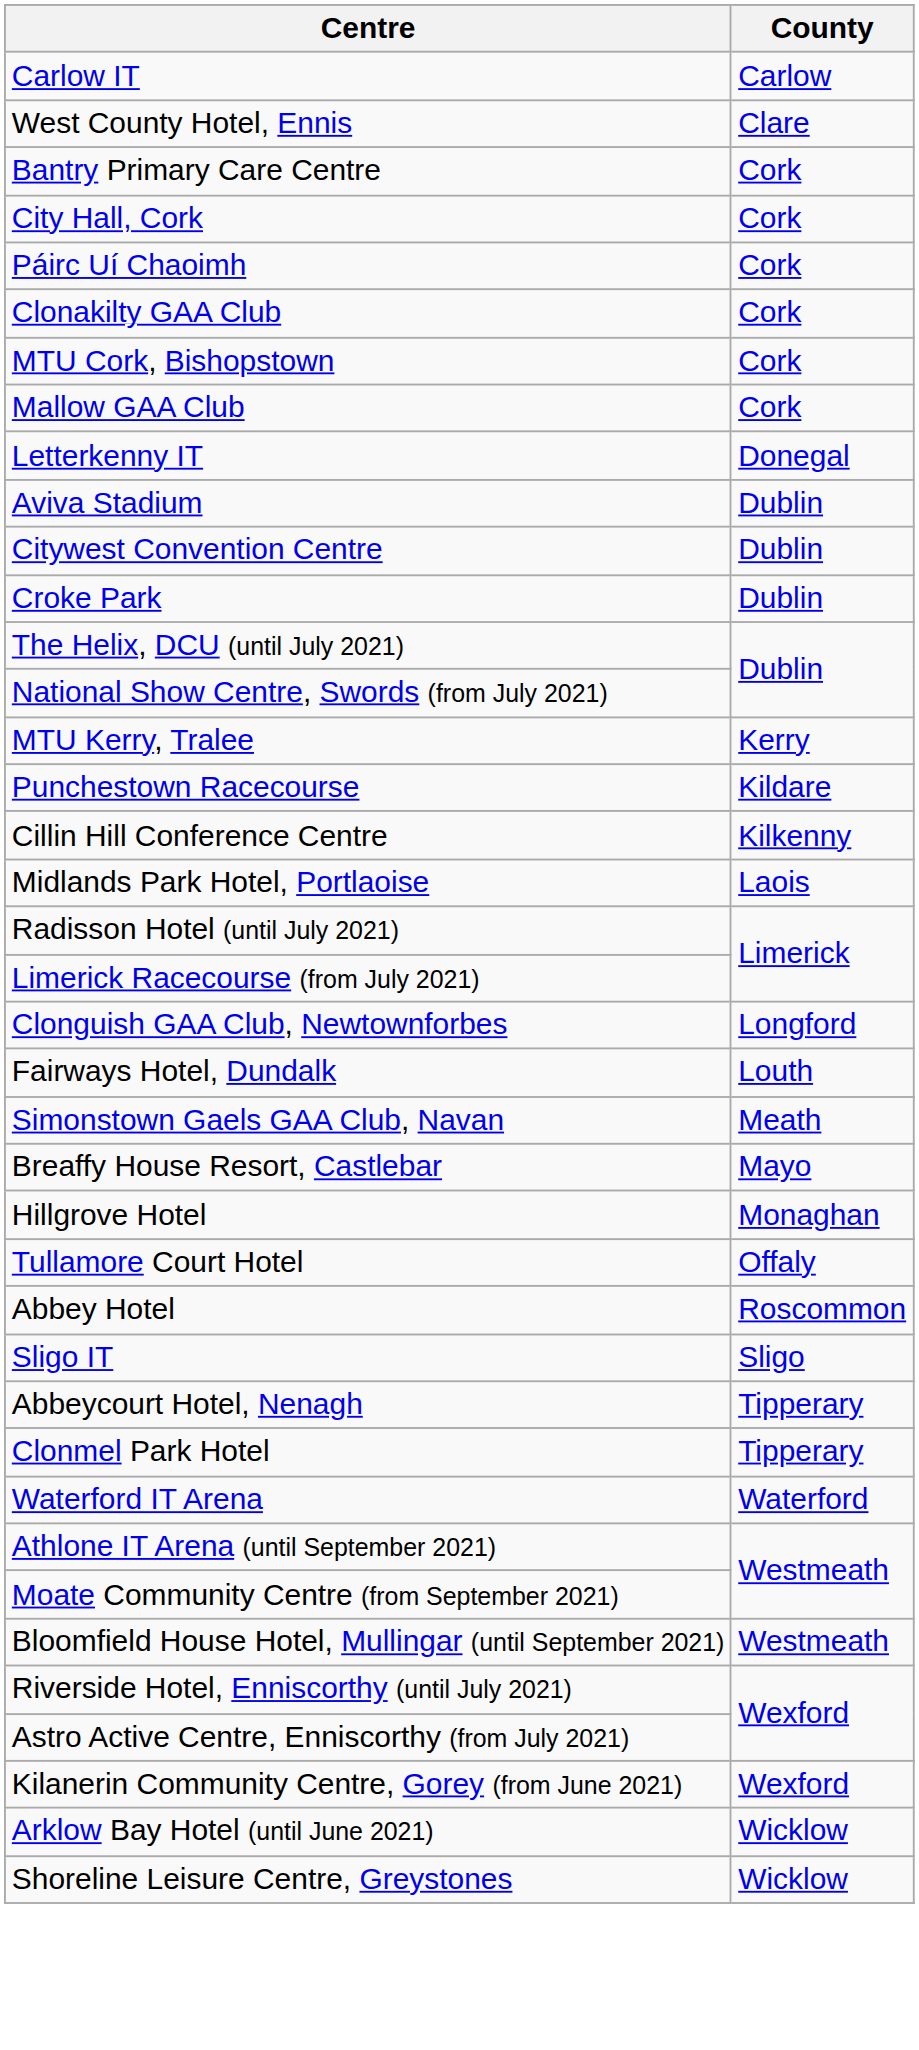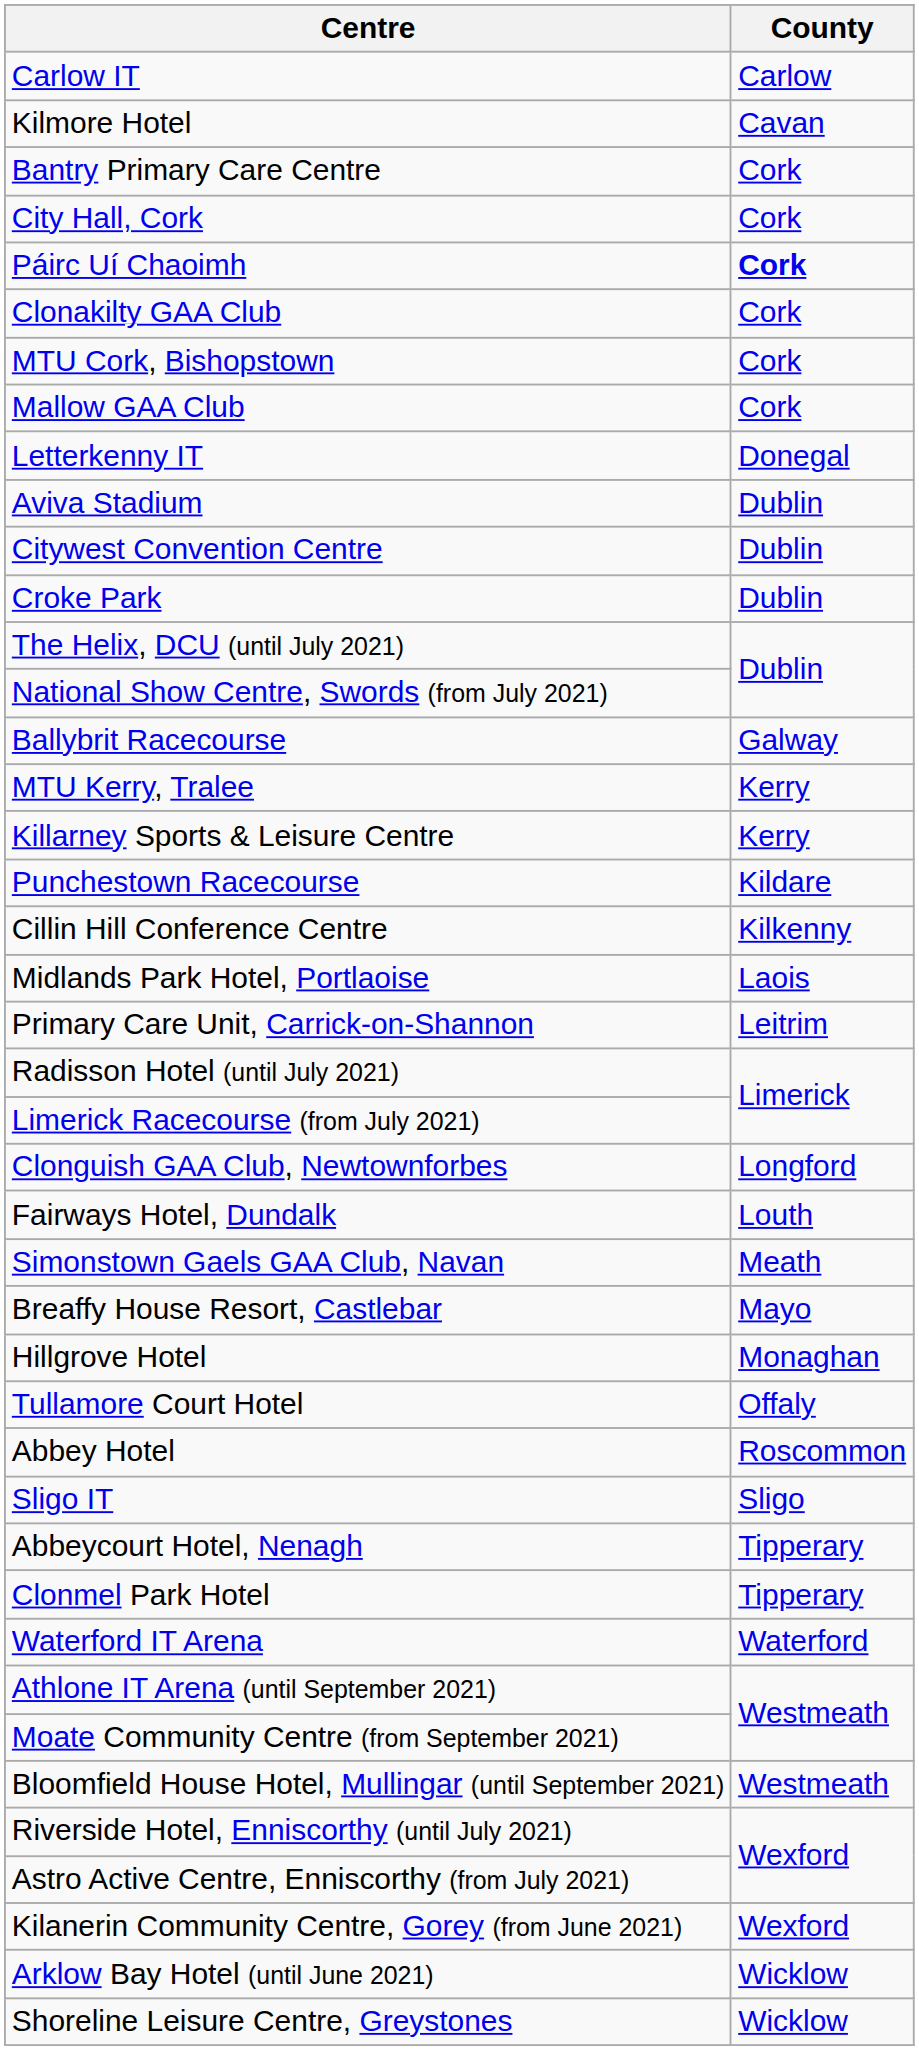+ row: (102, 123)
- row: (182, 123)
(770, 265) normal -> (772, 265) bold
+ row: (149, 739)
+ row: (233, 834)
+ row: (273, 1024)
